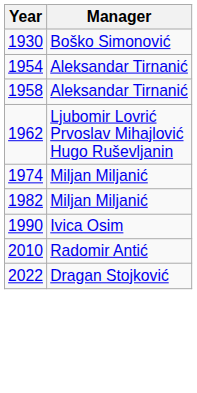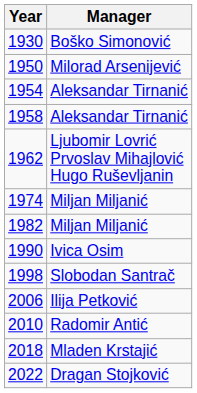+ row: (26, 66)
+ row: (26, 276)
+ row: (26, 300)
+ row: (26, 350)
